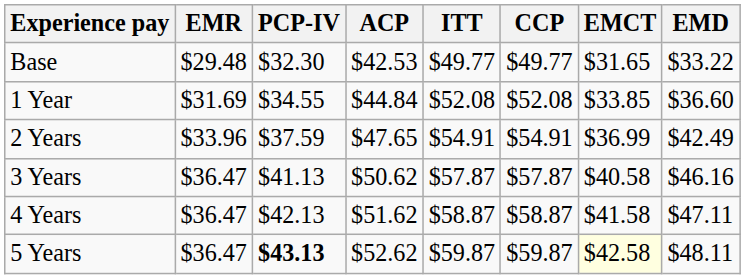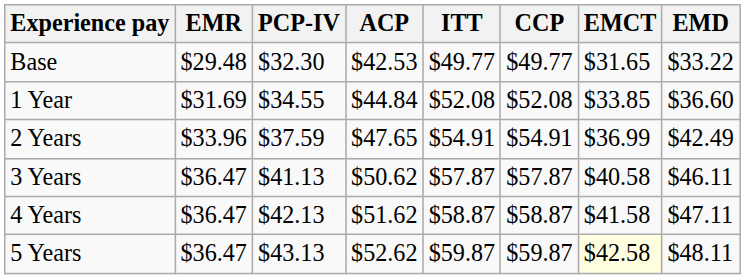(701, 176) $46.16 -> (700, 176) $46.11
(291, 253) bold -> (291, 253) normal
